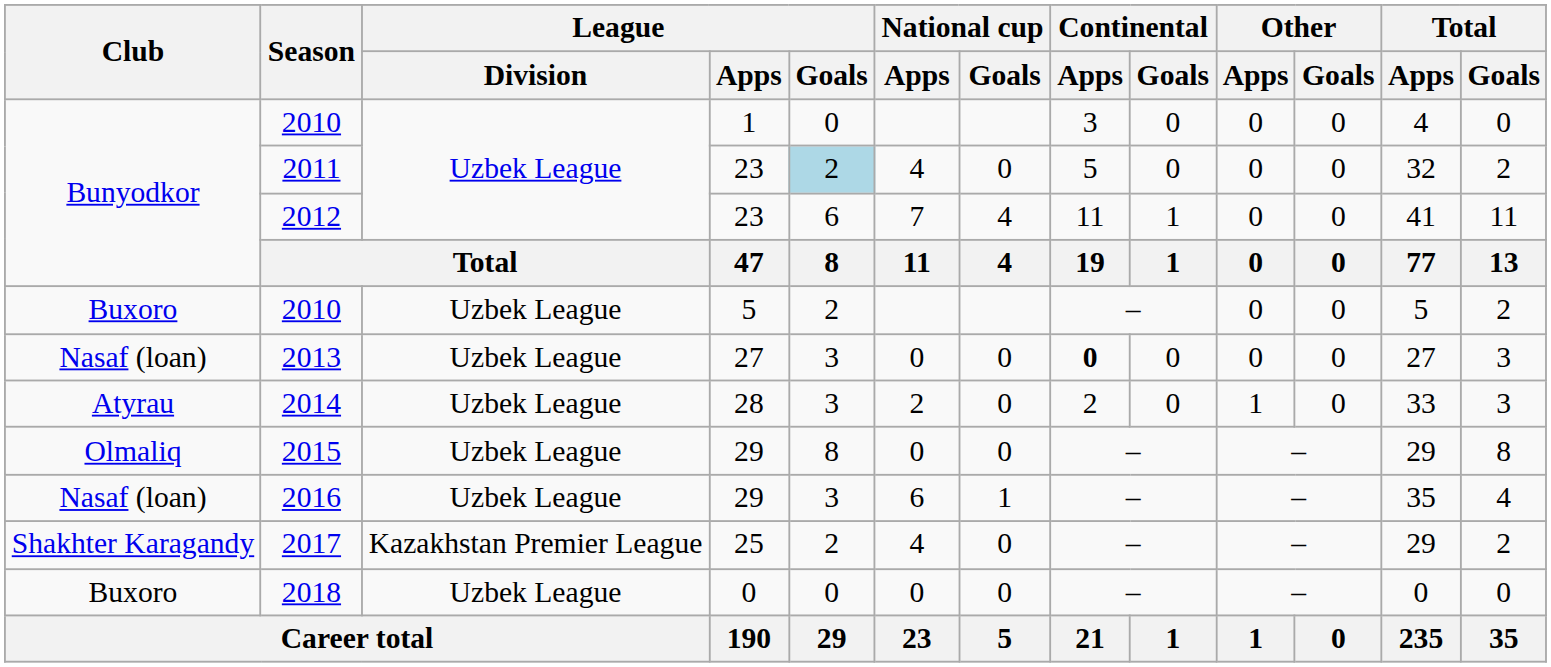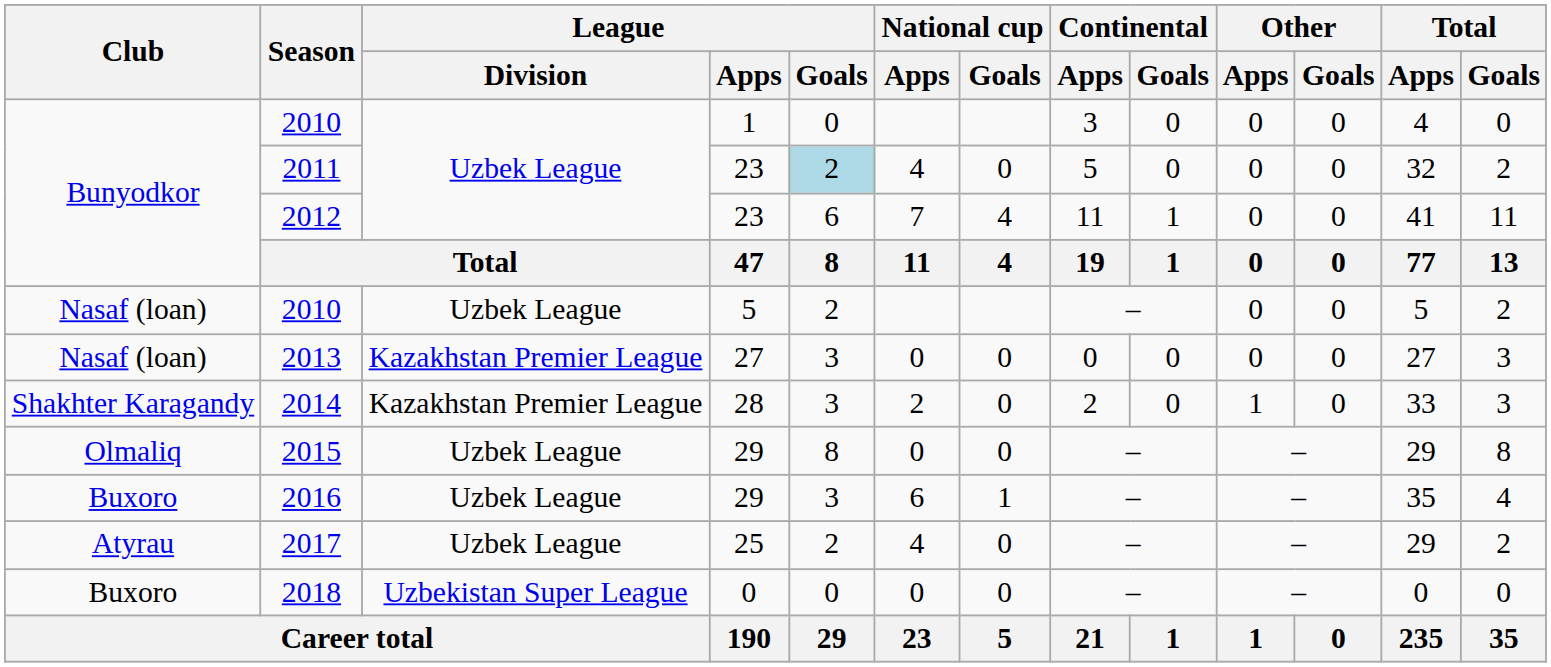(133, 309) Buxoro -> (133, 309) Nasaf (loan)
(535, 356) Uzbek League -> (536, 356) Kazakhstan Premier League
(1090, 356) bold -> (1090, 356) normal
(133, 403) Atyrau -> (133, 403) Shakhter Karagandy
(535, 403) Uzbek League -> (536, 403) Kazakhstan Premier League
(133, 497) Nasaf (loan) -> (133, 497) Buxoro
(133, 544) Shakhter Karagandy -> (133, 544) Atyrau
(536, 544) Kazakhstan Premier League -> (535, 544) Uzbek League
(535, 591) Uzbek League -> (536, 591) Uzbekistan Super League
